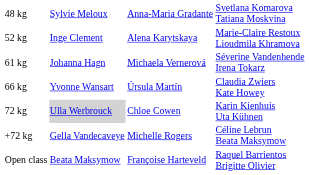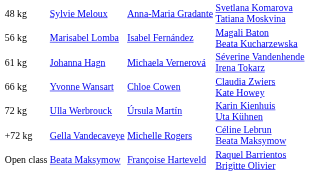- row: (16, 38)
+ row: (16, 38)
(155, 87) Úrsula Martín -> (154, 87) Chloe Cowen
(81, 111) lightgrey background -> (81, 111) no background
(154, 111) Chloe Cowen -> (155, 111) Úrsula Martín
